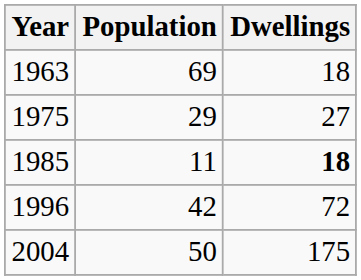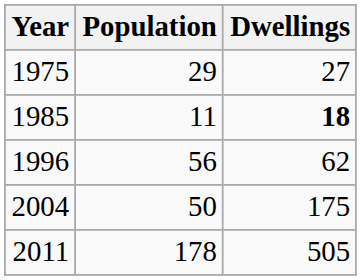- row: (40, 72)
(202, 207) 42 -> (202, 162) 56
(336, 207) 72 -> (336, 162) 62
+ row: (41, 252)
